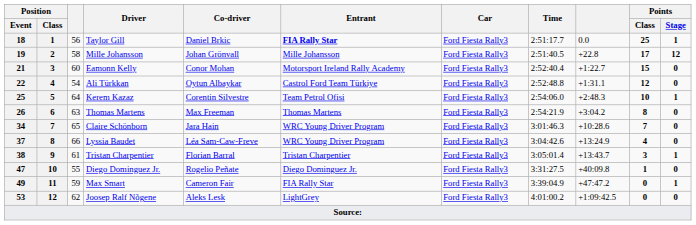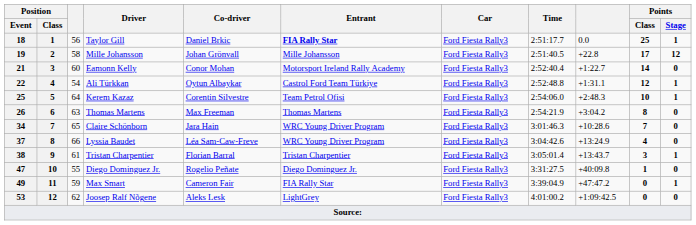(645, 68) 15 -> (645, 68) 14
(676, 83) 0 -> (676, 83) 1
